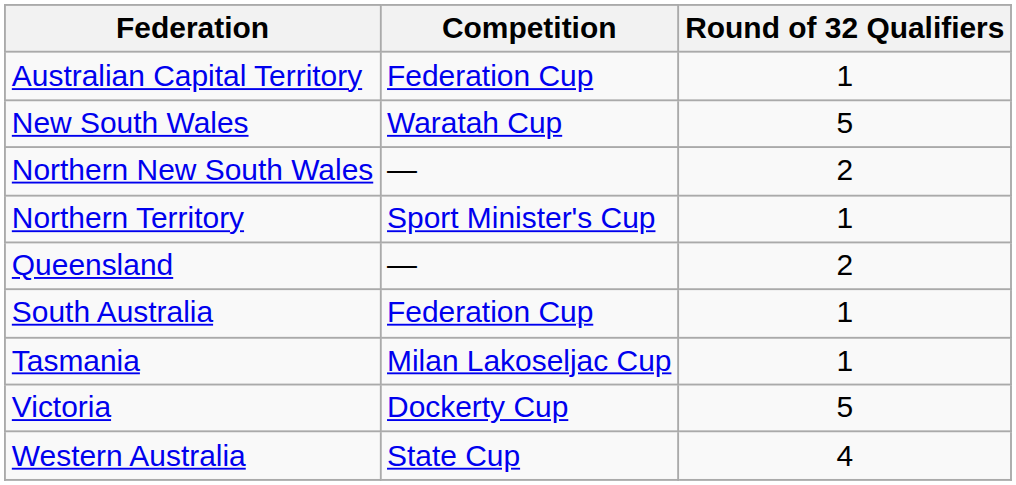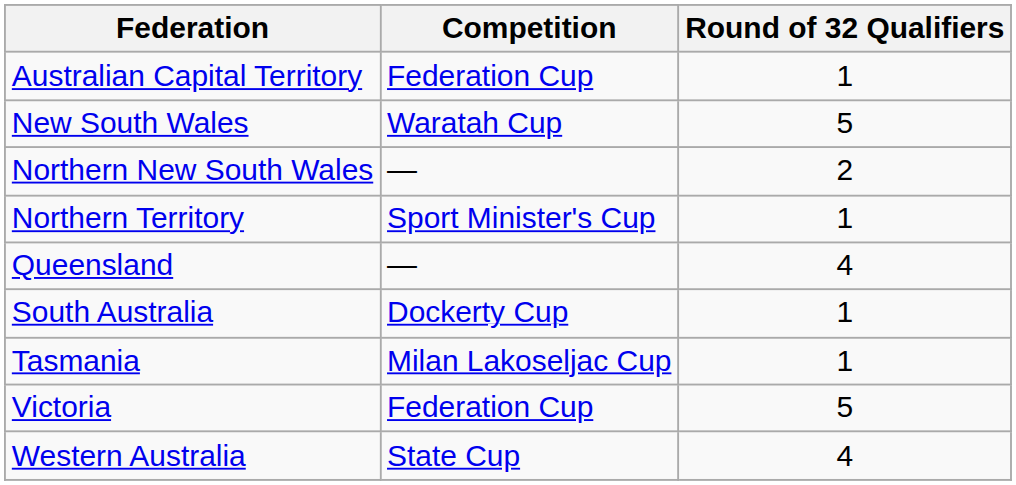(845, 265) 2 -> (845, 265) 4
(490, 312) Federation Cup -> (478, 312) Dockerty Cup
(478, 407) Dockerty Cup -> (490, 407) Federation Cup
